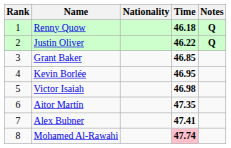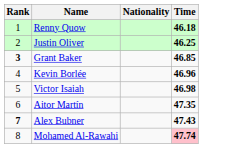- column: (212, 12)
(185, 43) 46.22 -> (185, 43) 46.25
(18, 58) normal -> (18, 58) bold
(185, 74) 46.95 -> (185, 74) 46.96
(18, 120) normal -> (18, 120) bold
(185, 120) 47.41 -> (185, 120) 47.43
